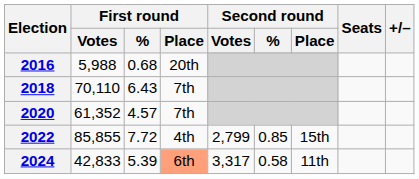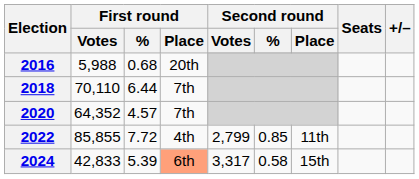(142, 88) 6.43 -> (142, 88) 6.44
(97, 112) 61,352 -> (97, 112) 64,352
(315, 137) 15th -> (315, 137) 11th
(315, 161) 11th -> (315, 161) 15th
